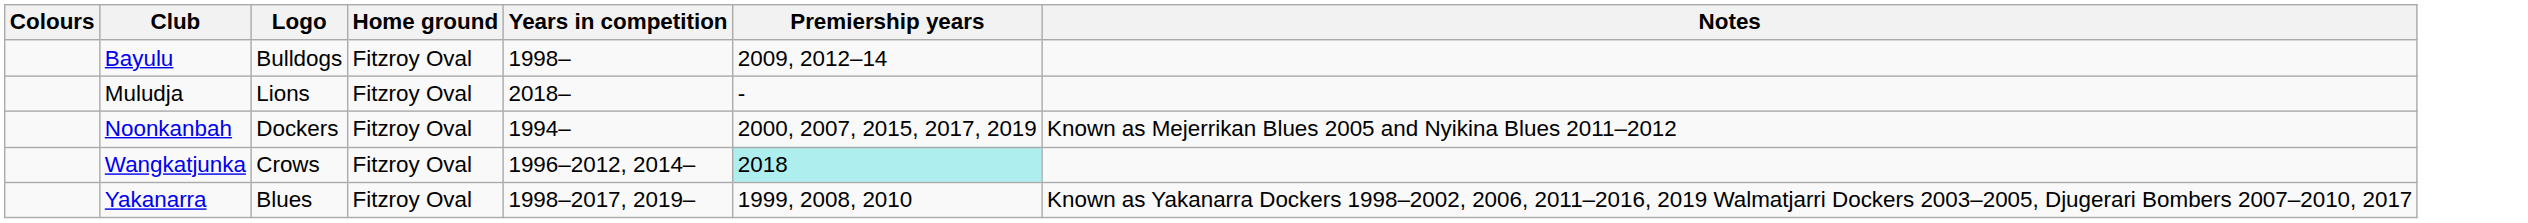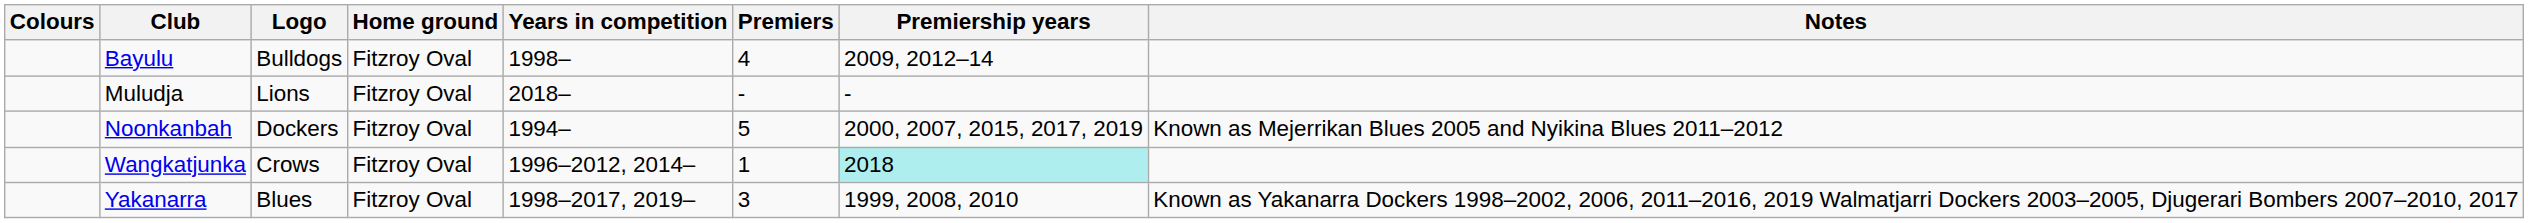+ column: (786, 22)
